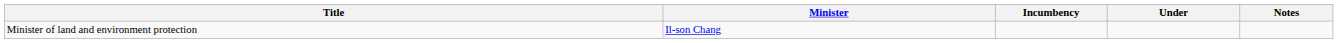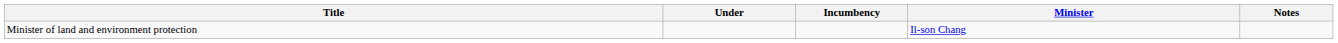columns swapped: (829, 13) <-> (1174, 13)
